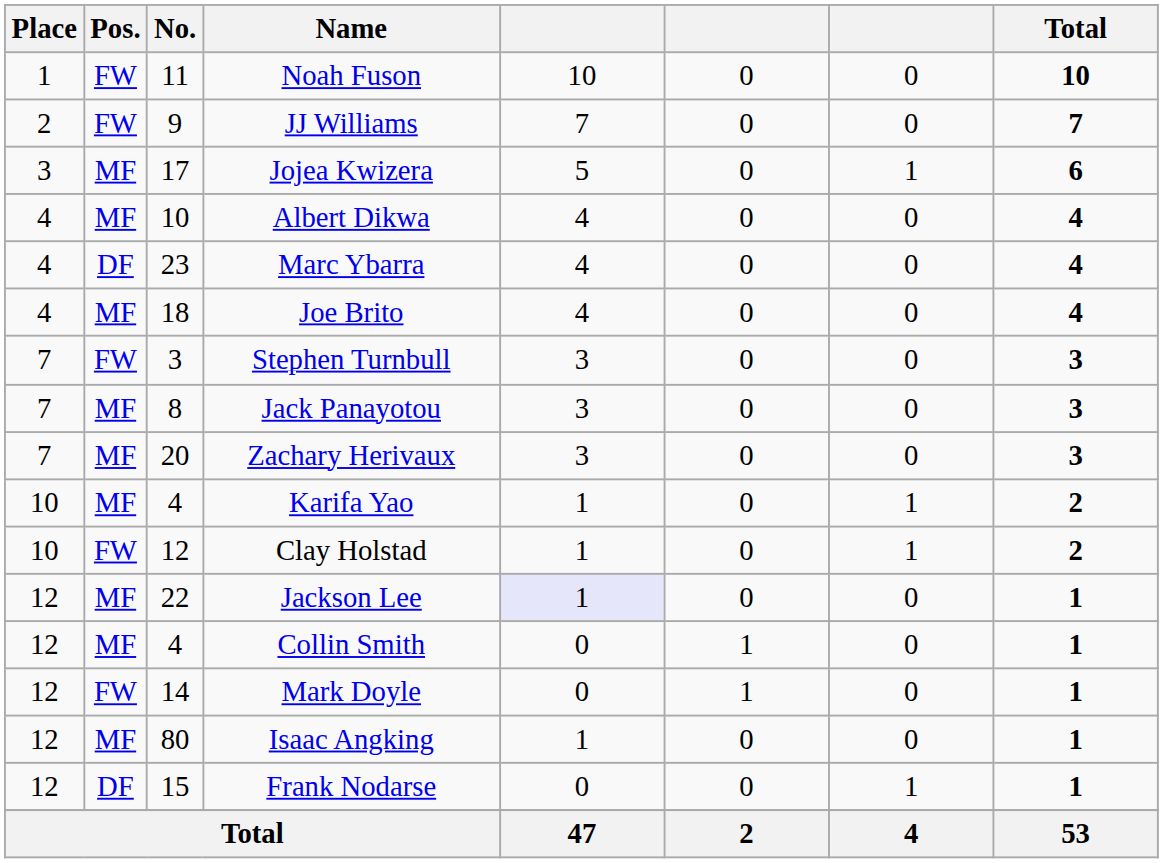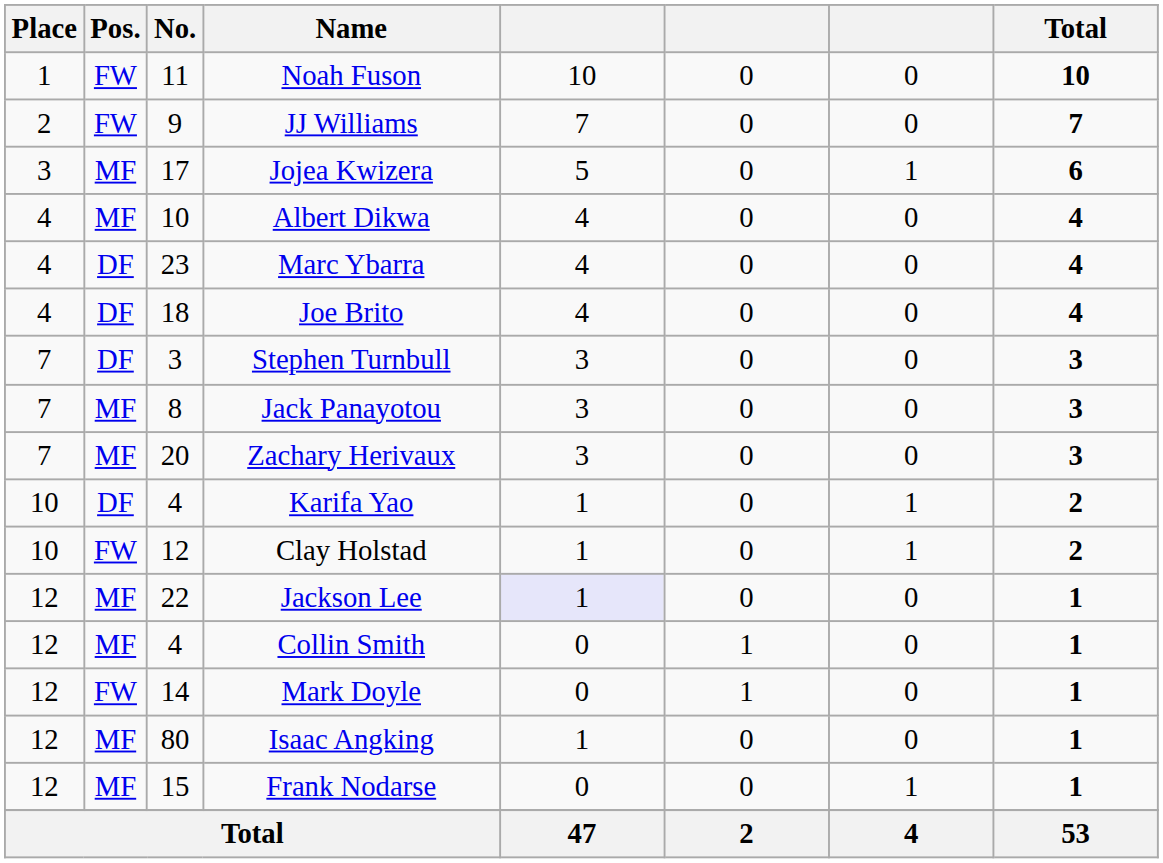(115, 312) MF -> (115, 312) DF
(115, 359) FW -> (115, 359) DF
(115, 502) MF -> (115, 502) DF
(115, 786) DF -> (115, 786) MF
